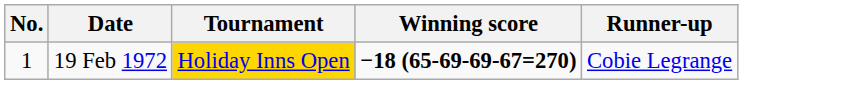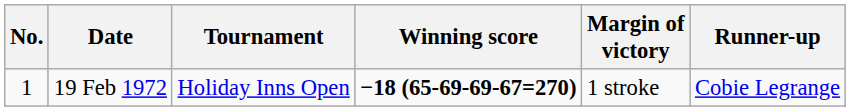+ column: (636, 36)
(264, 60) gold background -> (264, 87) no background
